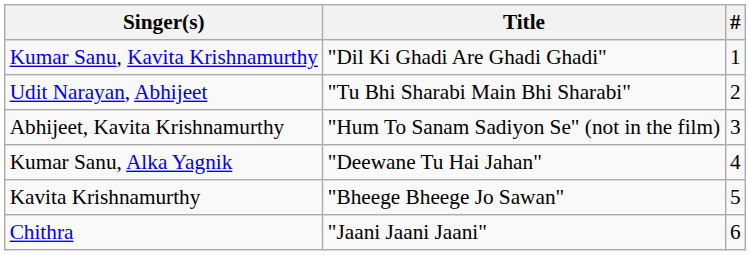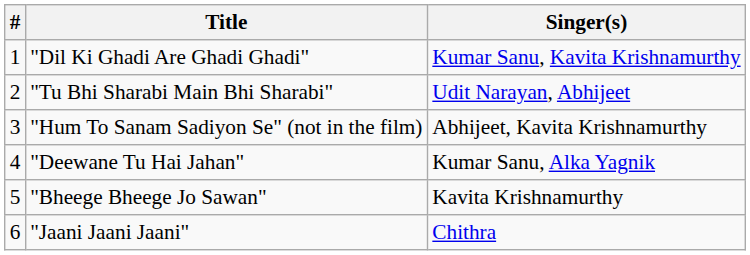columns swapped: (735, 22) <-> (164, 22)
